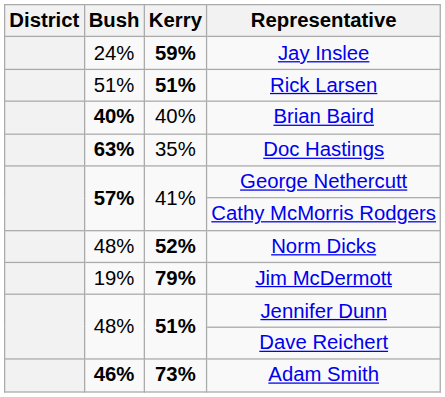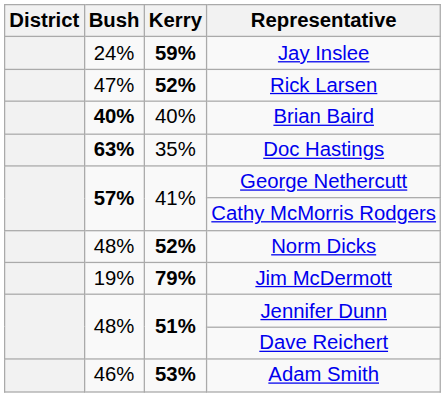(114, 85) 51% -> (114, 85) 47%
(175, 85) 51% -> (175, 85) 52%
(114, 375) bold -> (114, 375) normal
(175, 375) 73% -> (175, 375) 53%
